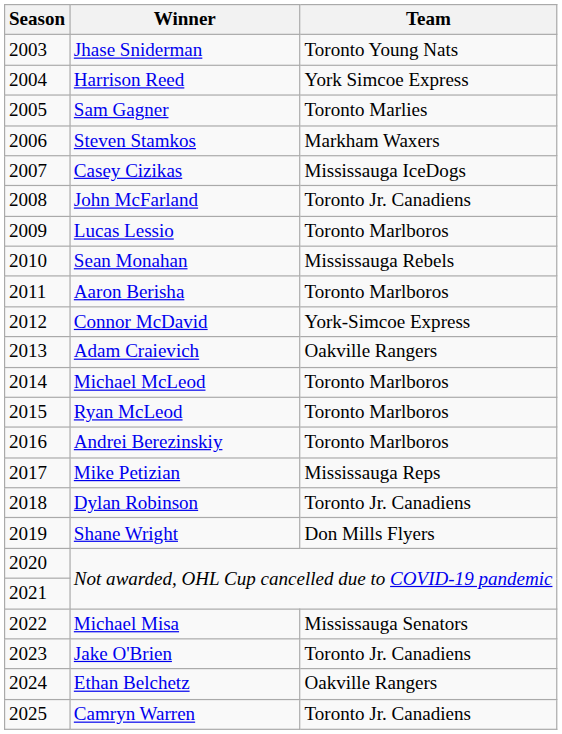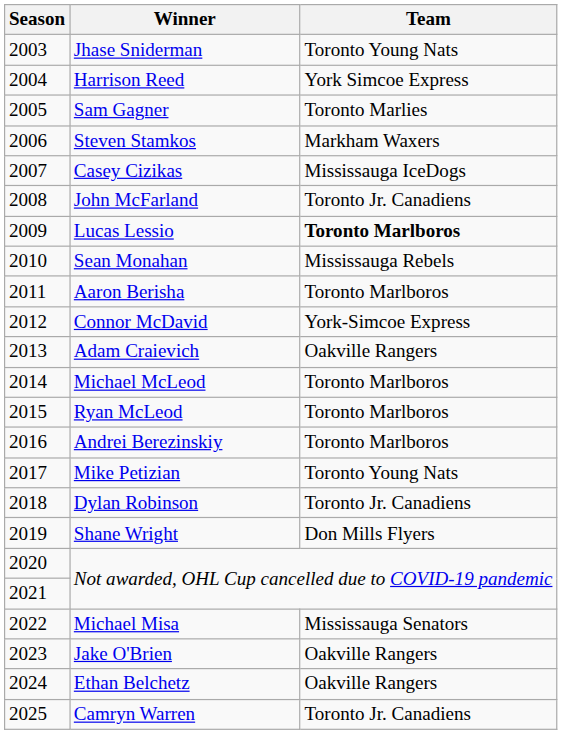(377, 230) normal -> (382, 230) bold
(373, 472) Mississauga Reps -> (381, 472) Toronto Young Nats
(388, 653) Toronto Jr. Canadiens -> (371, 653) Oakville Rangers
